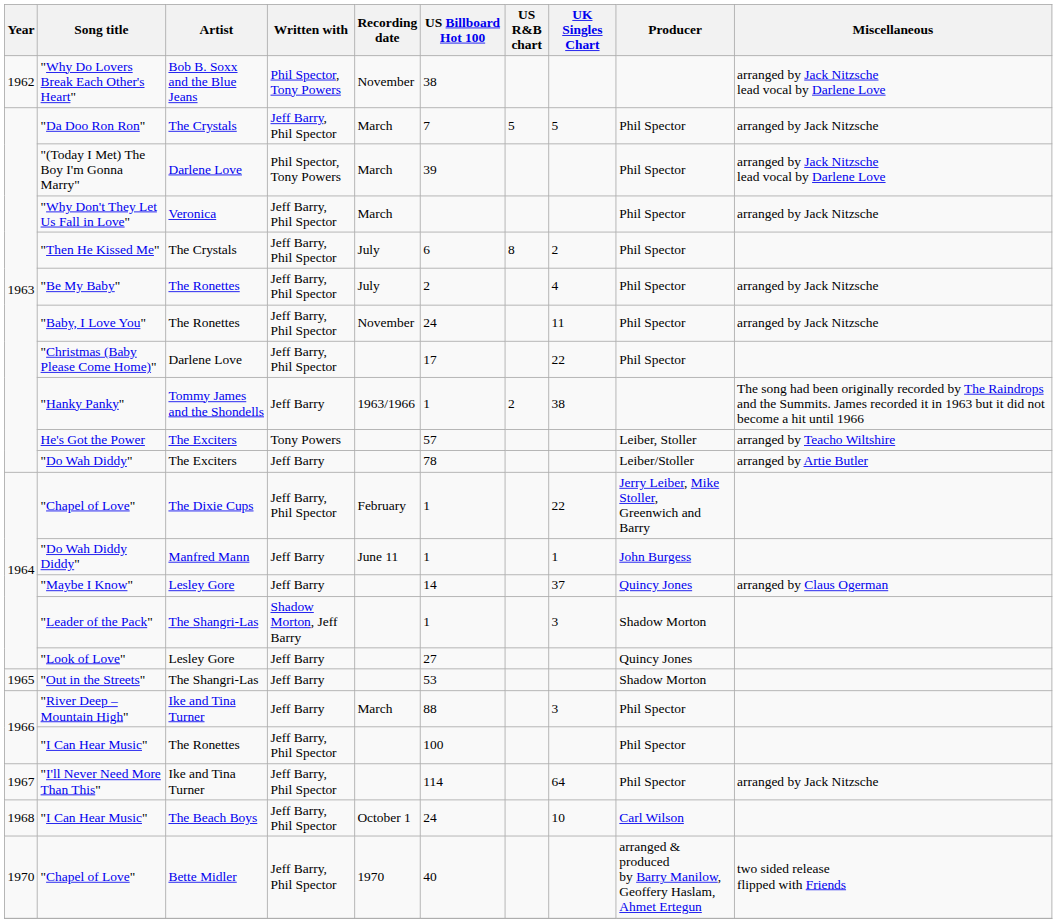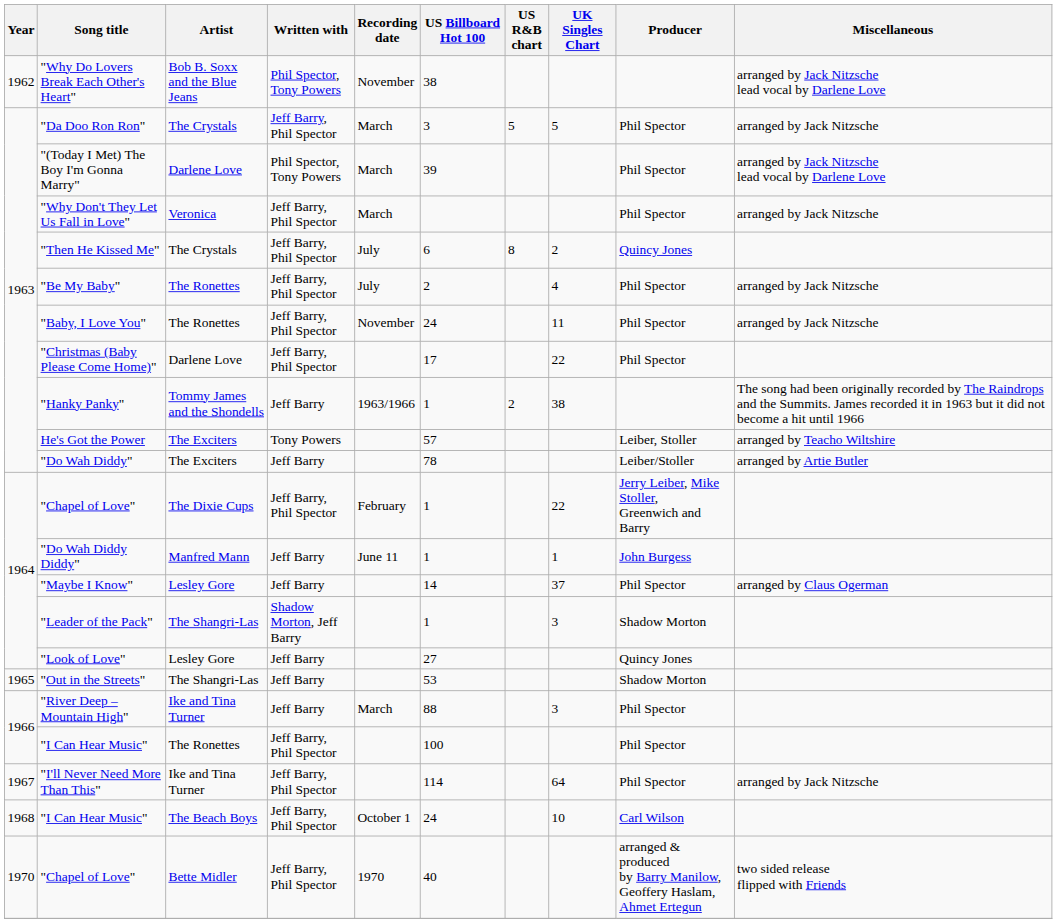(427, 125) 7 -> (427, 125) 3
(652, 250) Phil Spector -> (656, 250) Quincy Jones
(656, 585) Quincy Jones -> (652, 585) Phil Spector
